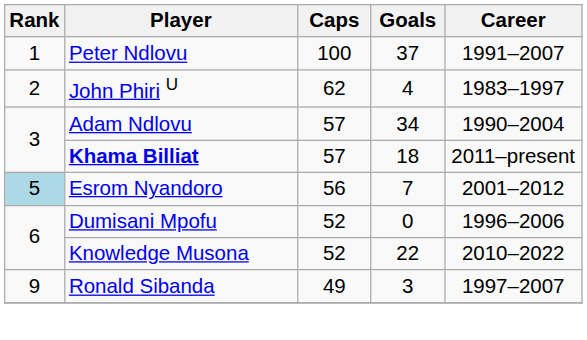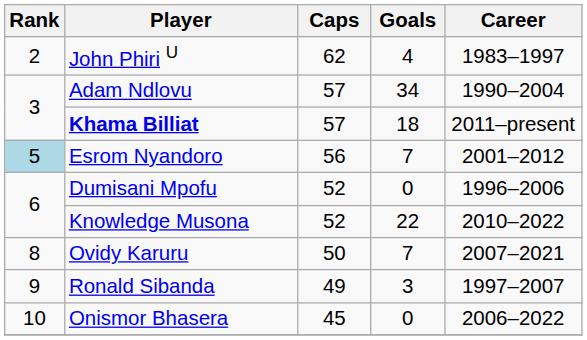- row: (128, 53)
+ row: (129, 253)
+ row: (149, 318)
